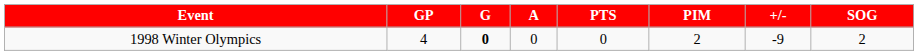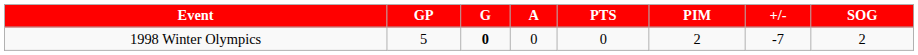(424, 38) 4 -> (424, 38) 5
(778, 38) -9 -> (778, 38) -7
